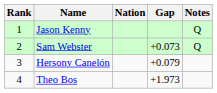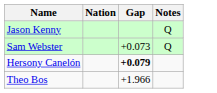- column: (19, 12)
(165, 63) normal -> (136, 63) bold
(165, 79) +1.973 -> (136, 79) +1.966
